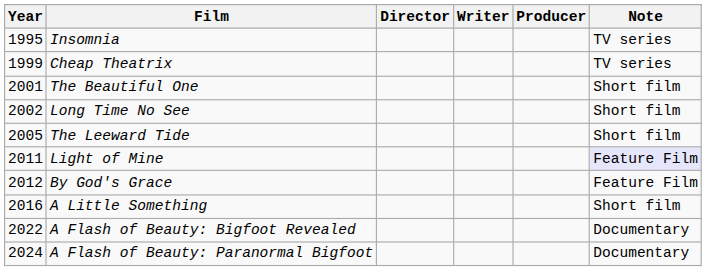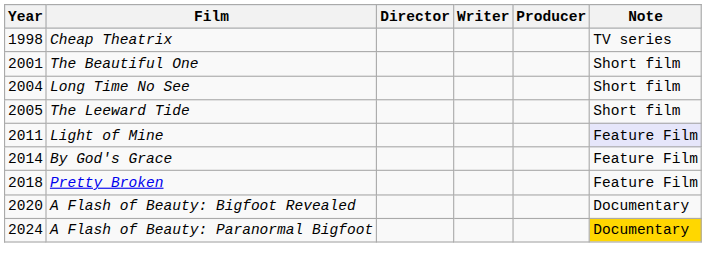- row: (85, 40)
(26, 64) 1999 -> (26, 40) 1998
(26, 111) 2002 -> (26, 88) 2004
(26, 183) 2012 -> (26, 159) 2014
- row: (129, 206)
+ row: (107, 183)
(26, 230) 2022 -> (26, 206) 2020
(641, 254) no background -> (641, 230) gold background
